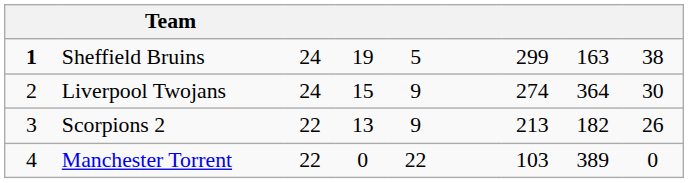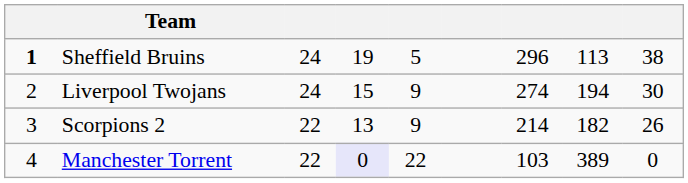(532, 56) 299 -> (532, 56) 296
(593, 56) 163 -> (593, 56) 113
(593, 90) 364 -> (593, 90) 194
(532, 125) 213 -> (532, 125) 214
(363, 159) no background -> (363, 159) lavender background
